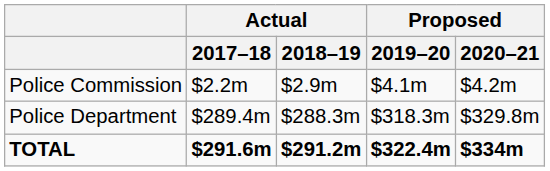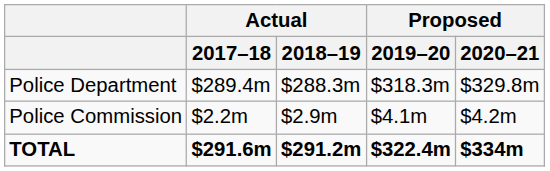rows swapped: (93, 117) <-> (96, 85)
